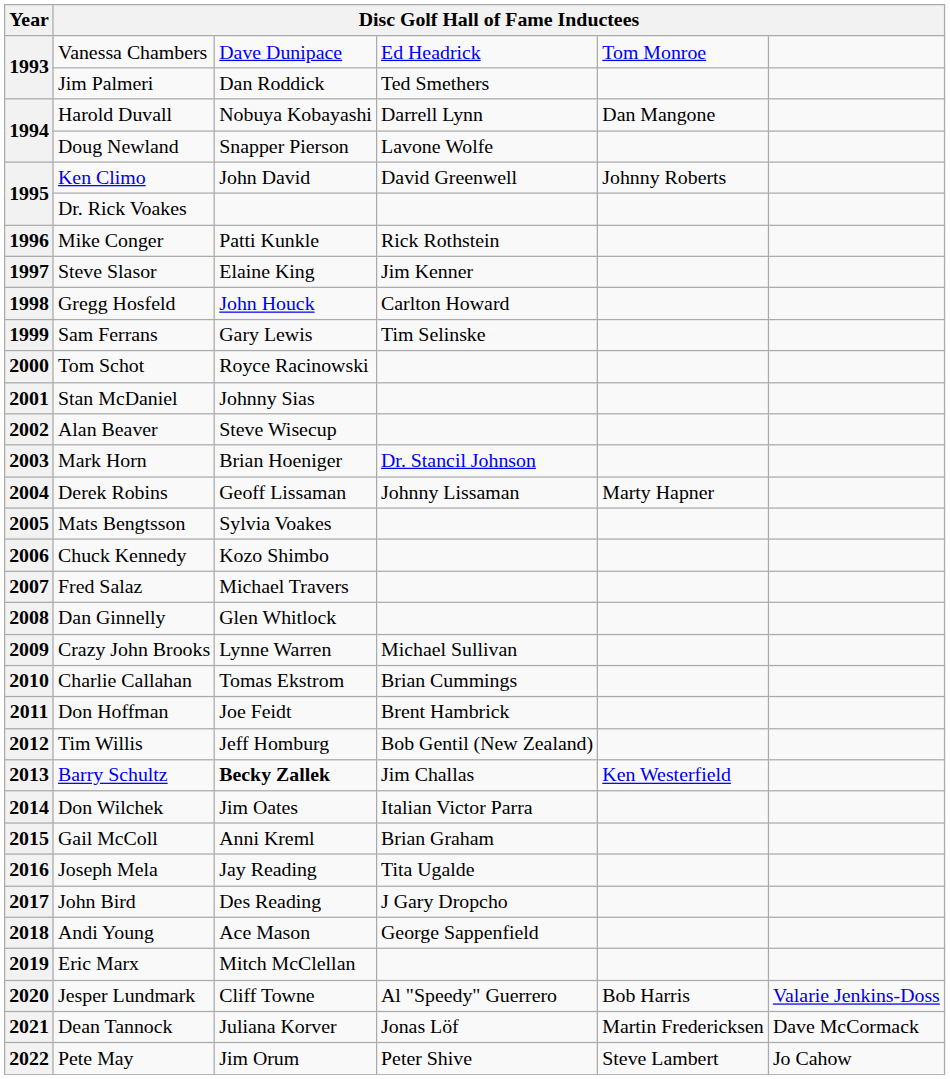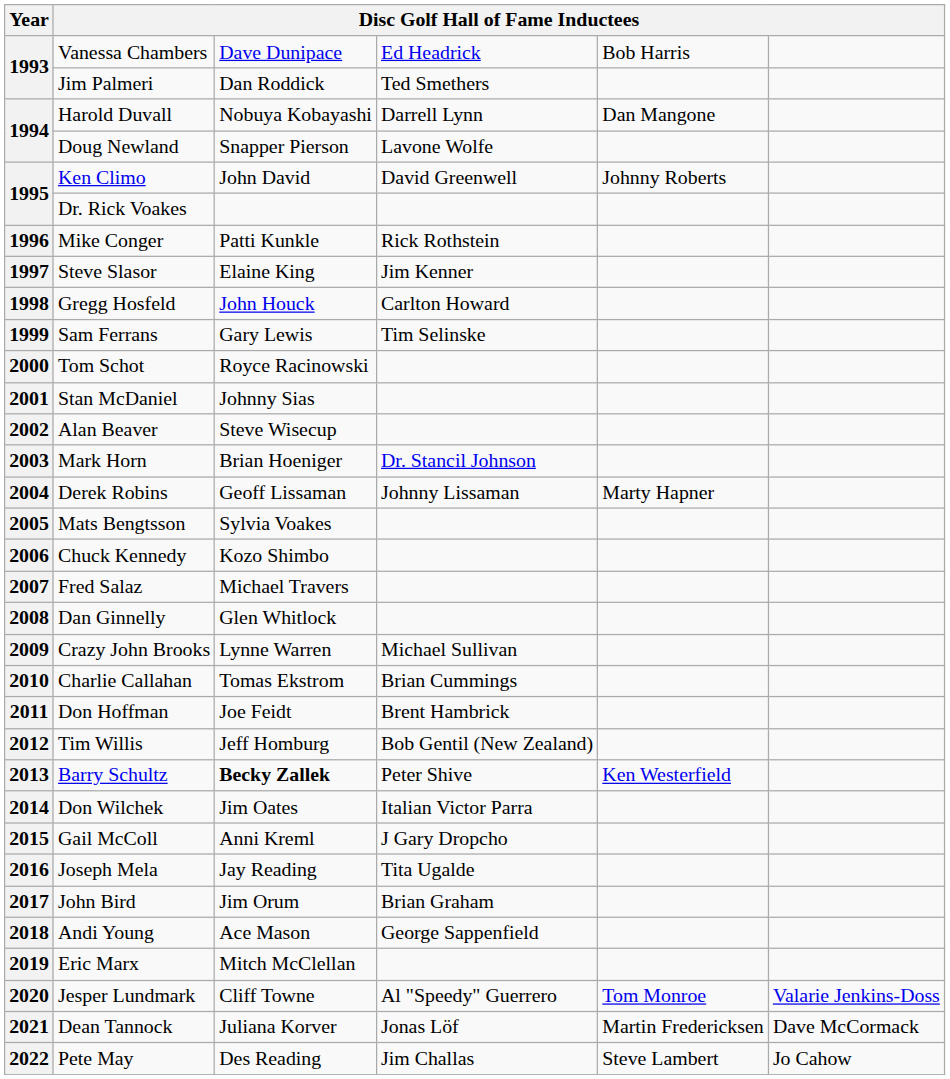(654, 51) Tom Monroe -> (646, 51) Bob Harris
(428, 775) Jim Challas -> (427, 775) Peter Shive
(438, 838) Brian Graham -> (444, 838) J Gary Dropcho
(270, 901) Des Reading -> (259, 901) Jim Orum
(444, 901) J Gary Dropcho -> (438, 901) Brian Graham
(646, 995) Bob Harris -> (654, 995) Tom Monroe
(259, 1058) Jim Orum -> (270, 1058) Des Reading
(427, 1058) Peter Shive -> (428, 1058) Jim Challas
